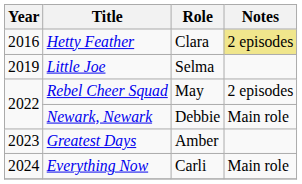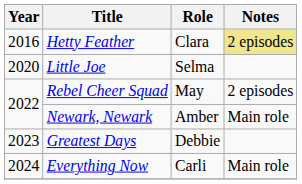(24, 66) 2019 -> (24, 66) 2020
(198, 116) Debbie -> (197, 116) Amber
(197, 141) Amber -> (198, 141) Debbie
